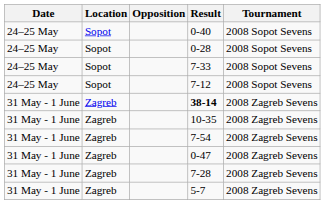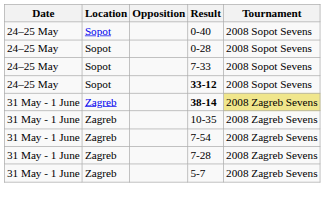- row: (201, 84)
+ row: (204, 84)
(272, 102) no background -> (272, 102) khaki background
- row: (201, 155)
